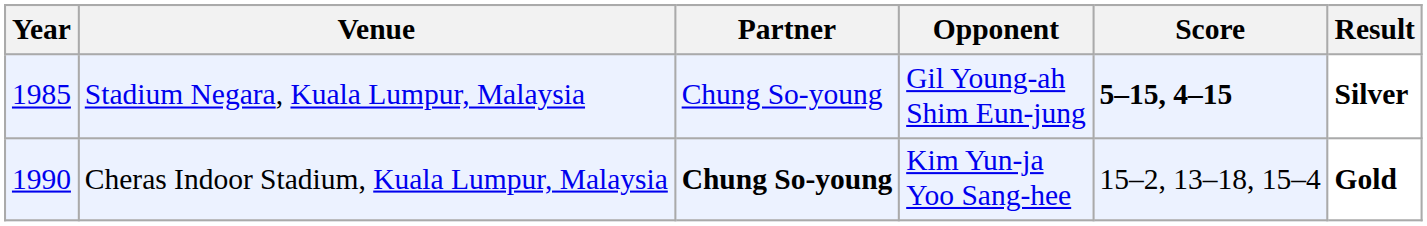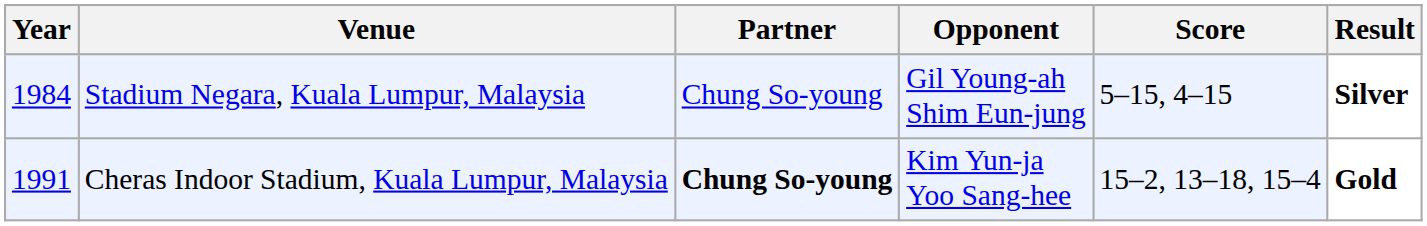(41, 95) 1985 -> (41, 95) 1984
(1166, 95) bold -> (1166, 95) normal
(41, 178) 1990 -> (41, 178) 1991
